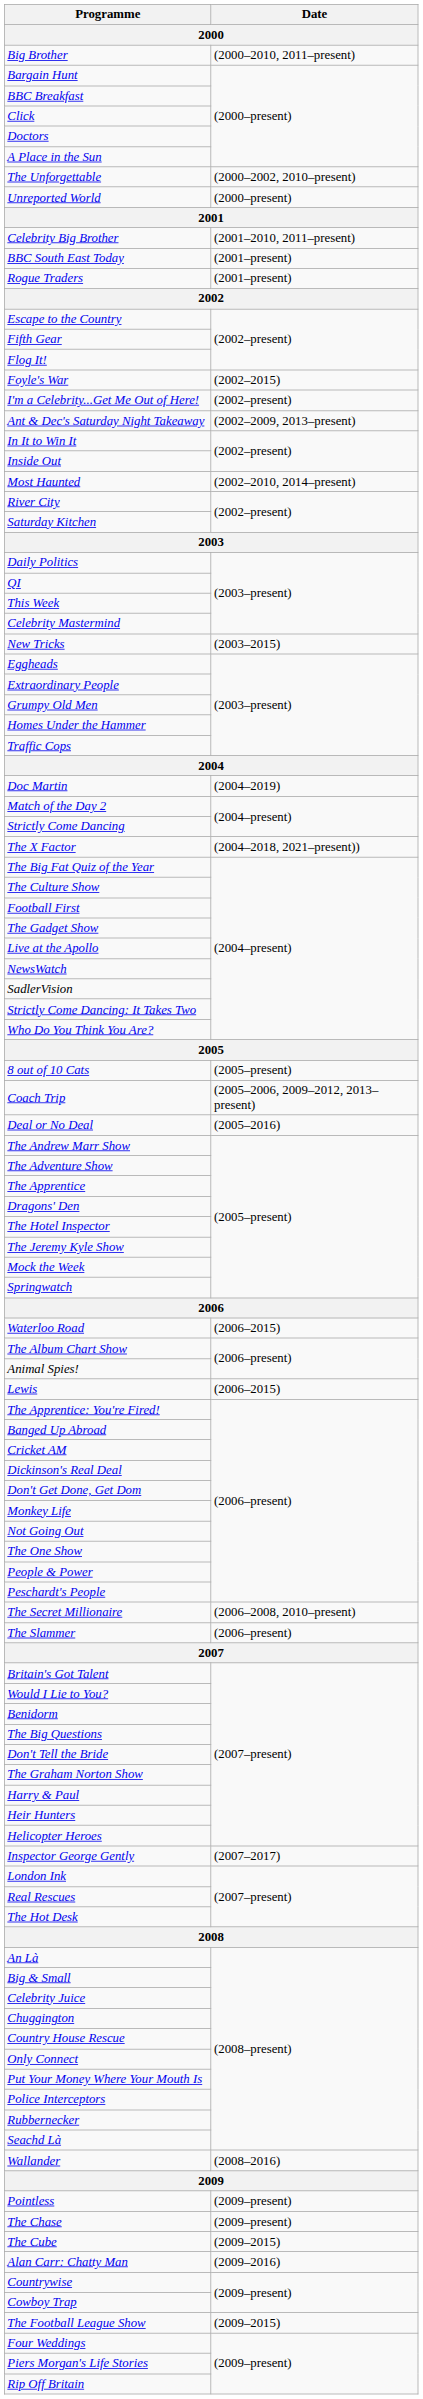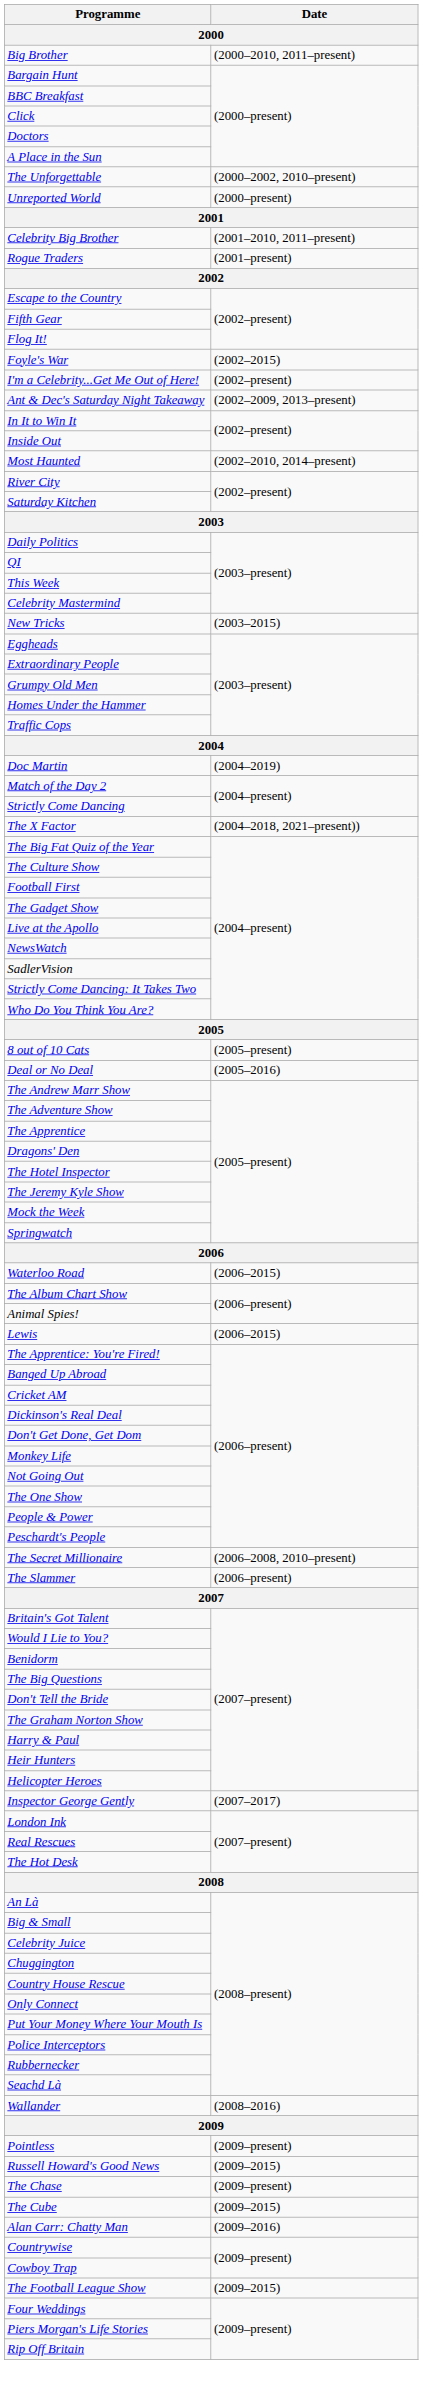- row: (66, 258)
- row: (36, 1097)
+ row: (83, 2166)
